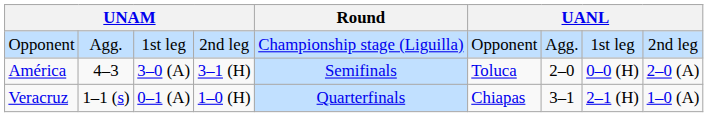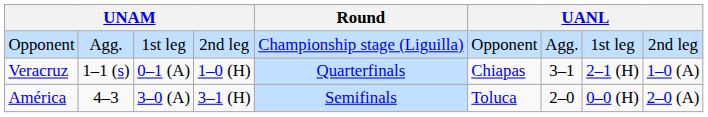rows swapped: (38, 97) <-> (37, 71)
